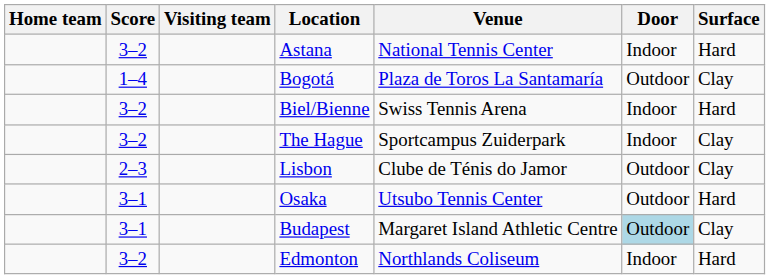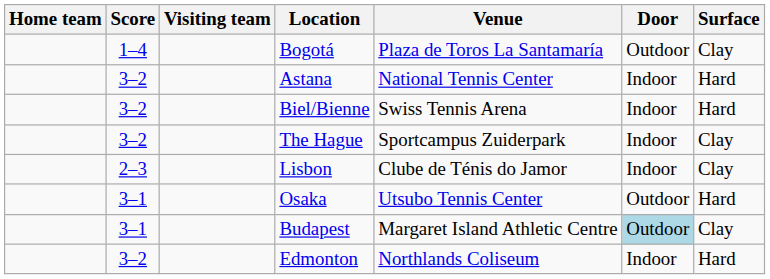rows swapped: (306, 49) <-> (307, 79)
(658, 169) Outdoor -> (651, 169) Indoor
